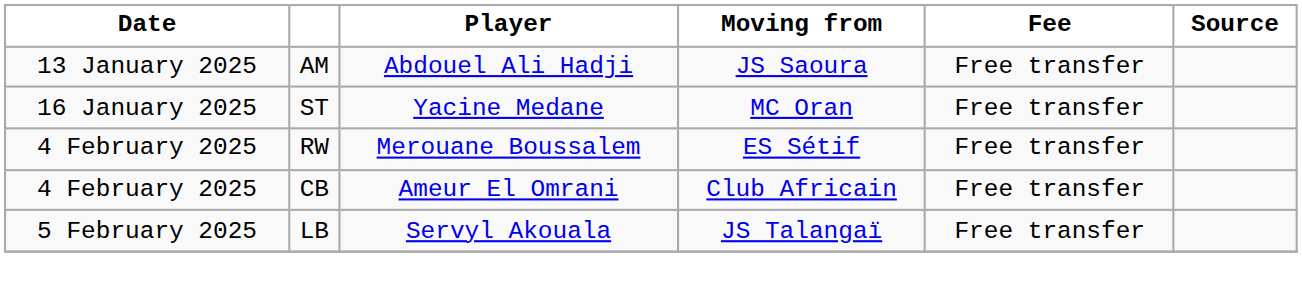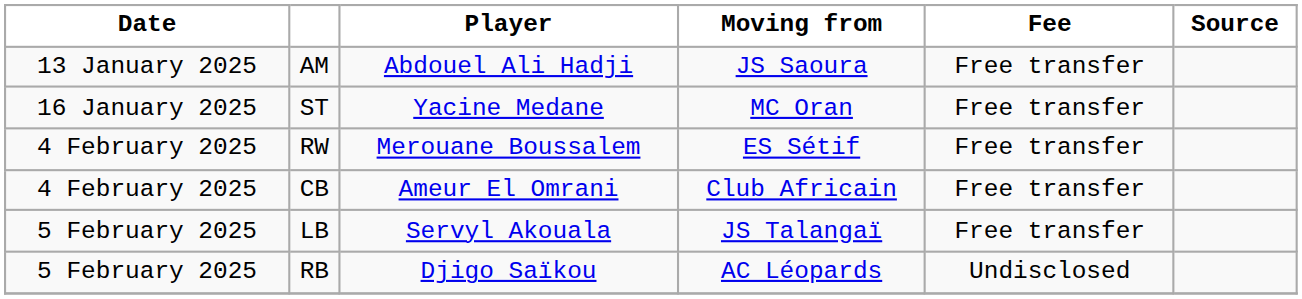+ row: (314, 272)
